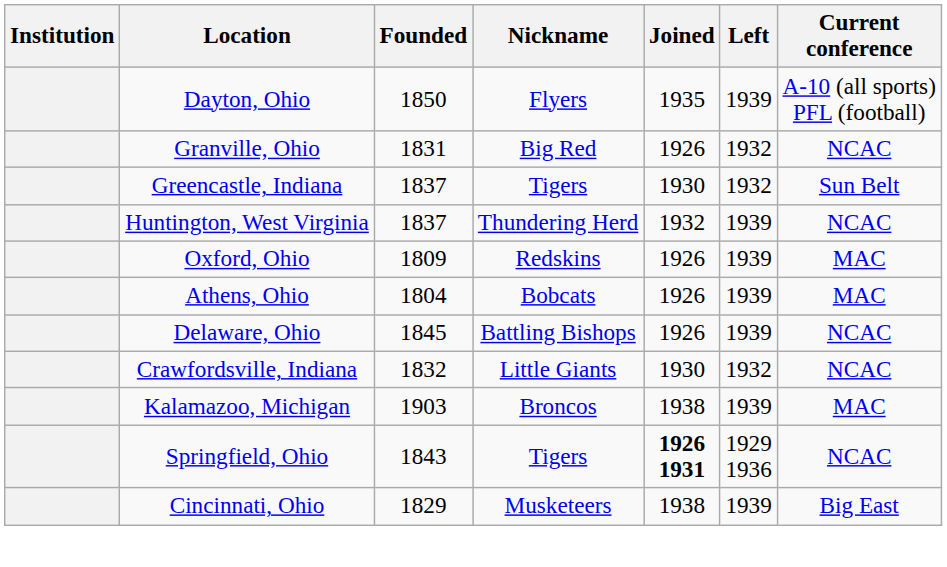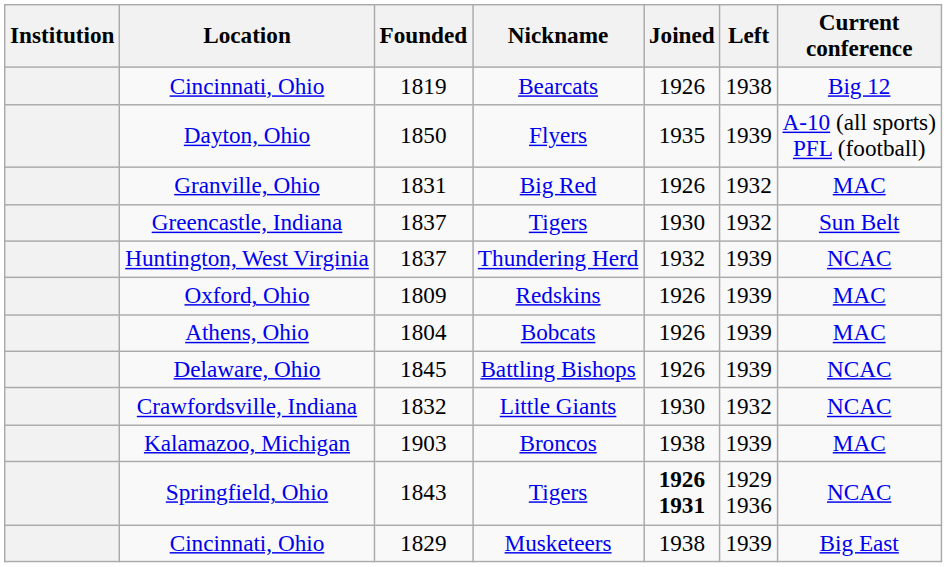+ row: (247, 85)
(859, 148) NCAC -> (859, 185) MAC
